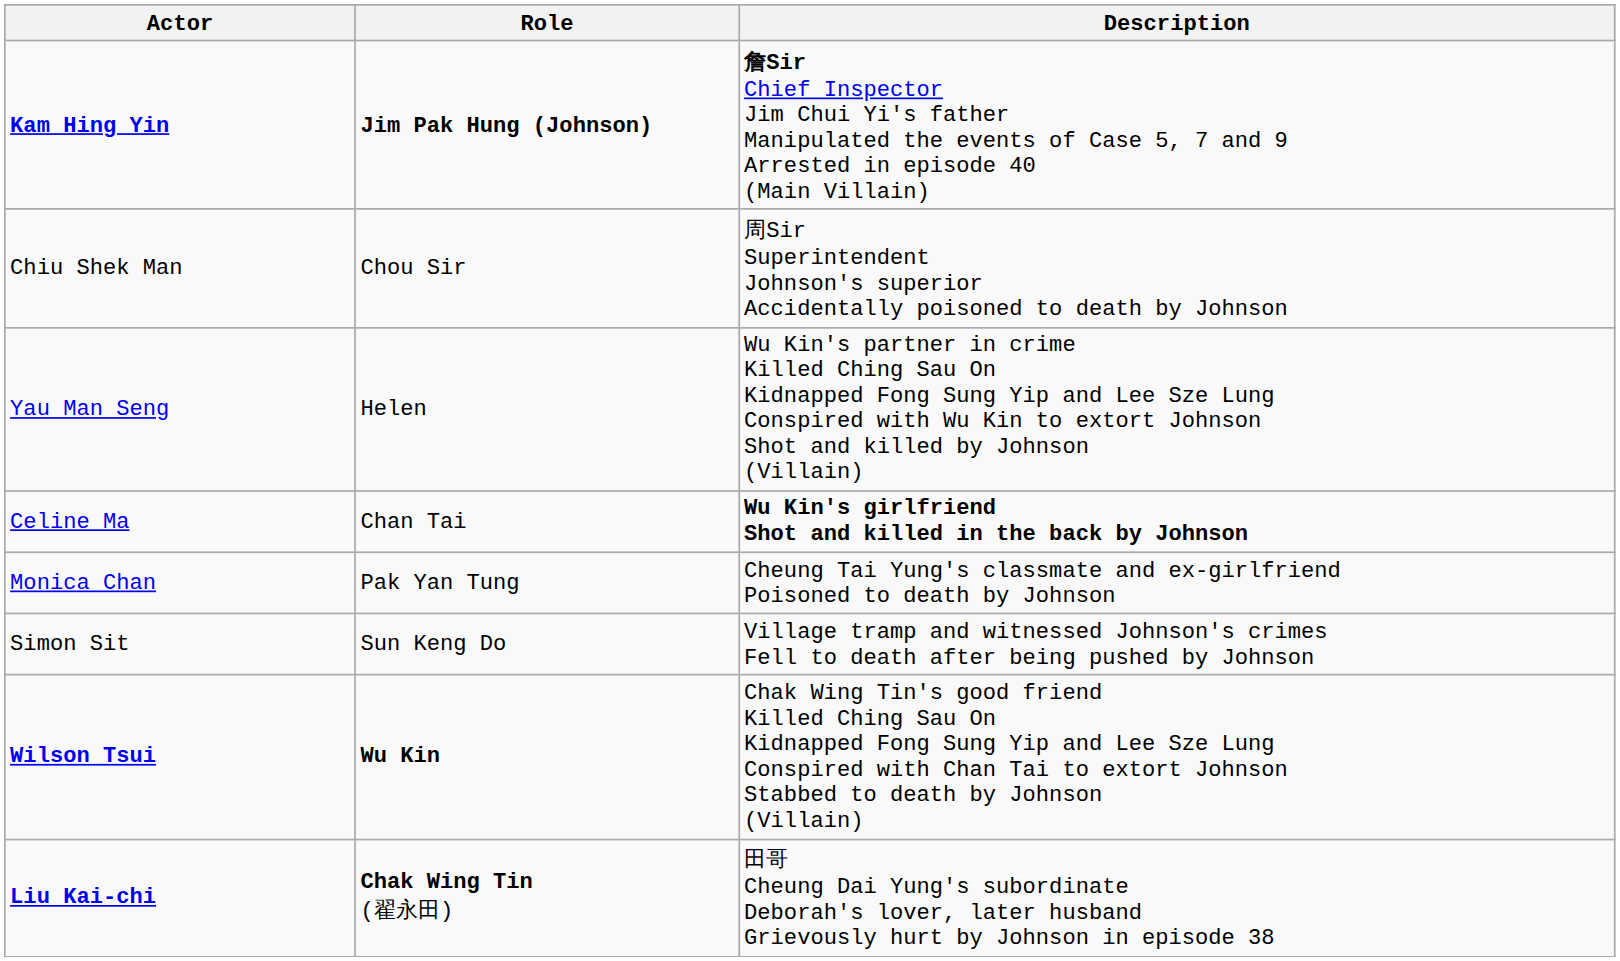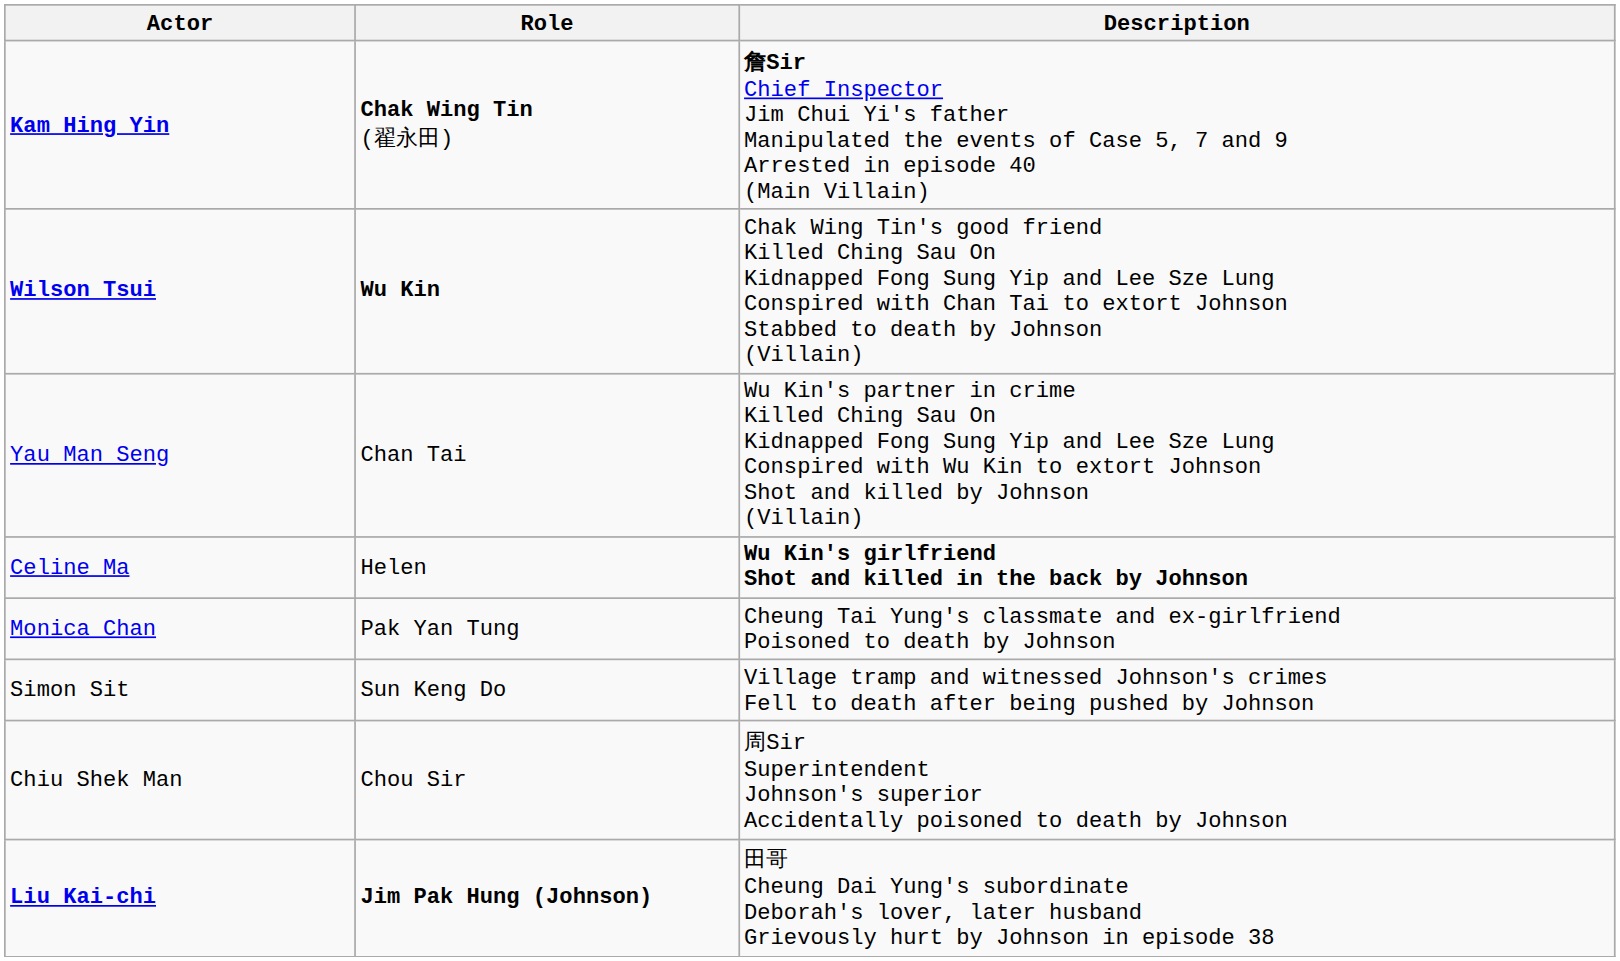(506, 125) Jim Pak Hung (Johnson) -> (447, 124) Chak Wing Tin (翟永田)
rows swapped: (83, 757) <-> (96, 268)
(394, 409) Helen -> (414, 455) Chan Tai
(414, 521) Chan Tai -> (394, 567) Helen
(447, 897) Chak Wing Tin (翟永田) -> (506, 898) Jim Pak Hung (Johnson)
